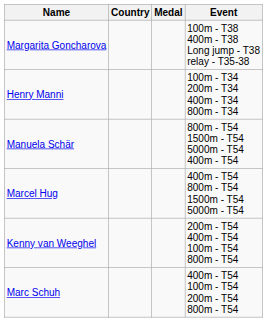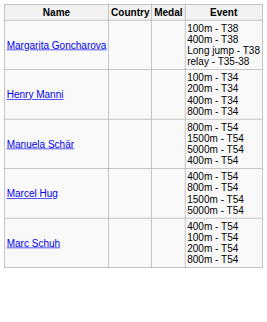- row: (51, 243)
